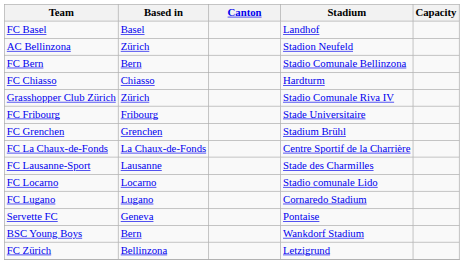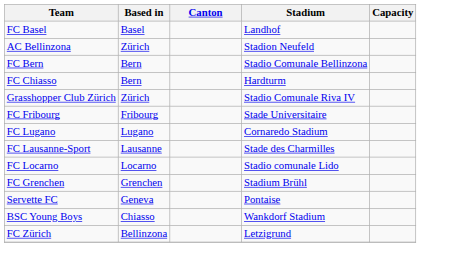(138, 81) Chiasso -> (131, 81) Bern
rows swapped: (36, 132) <-> (31, 200)
- row: (57, 149)
(131, 234) Bern -> (138, 217) Chiasso
